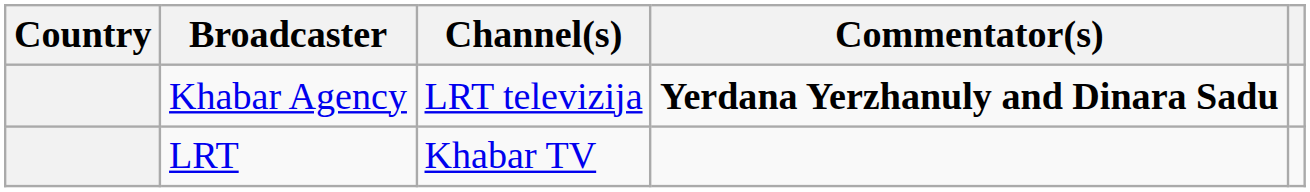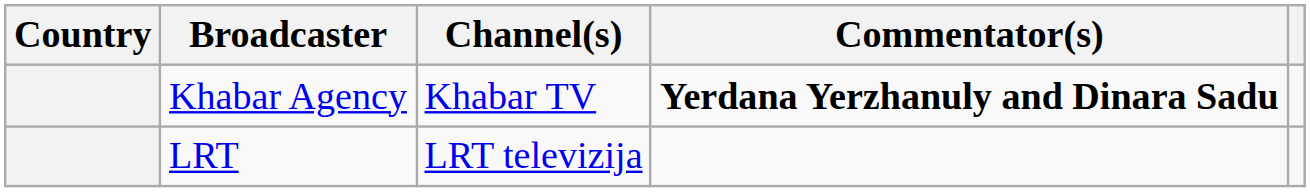(534, 95) LRT televizija -> (510, 95) Khabar TV
(510, 155) Khabar TV -> (534, 155) LRT televizija
